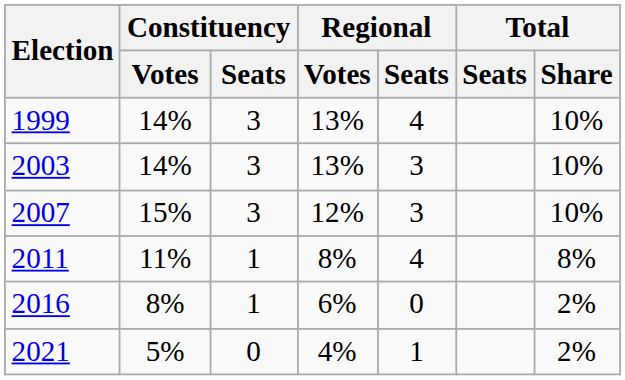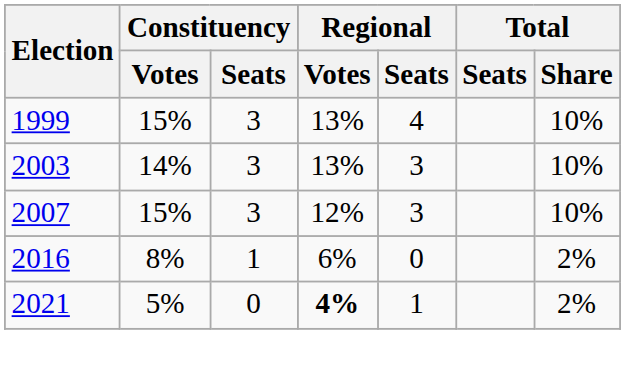(165, 119) 14% -> (165, 119) 15%
- row: (40, 258)
(337, 350) normal -> (337, 304) bold
